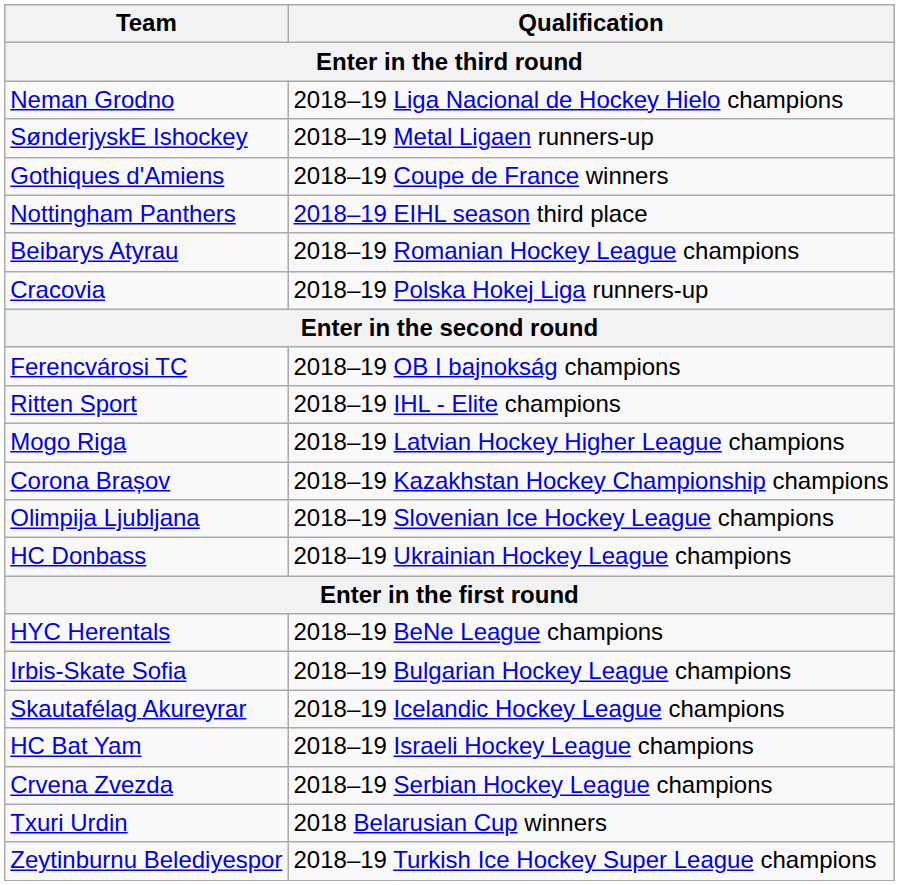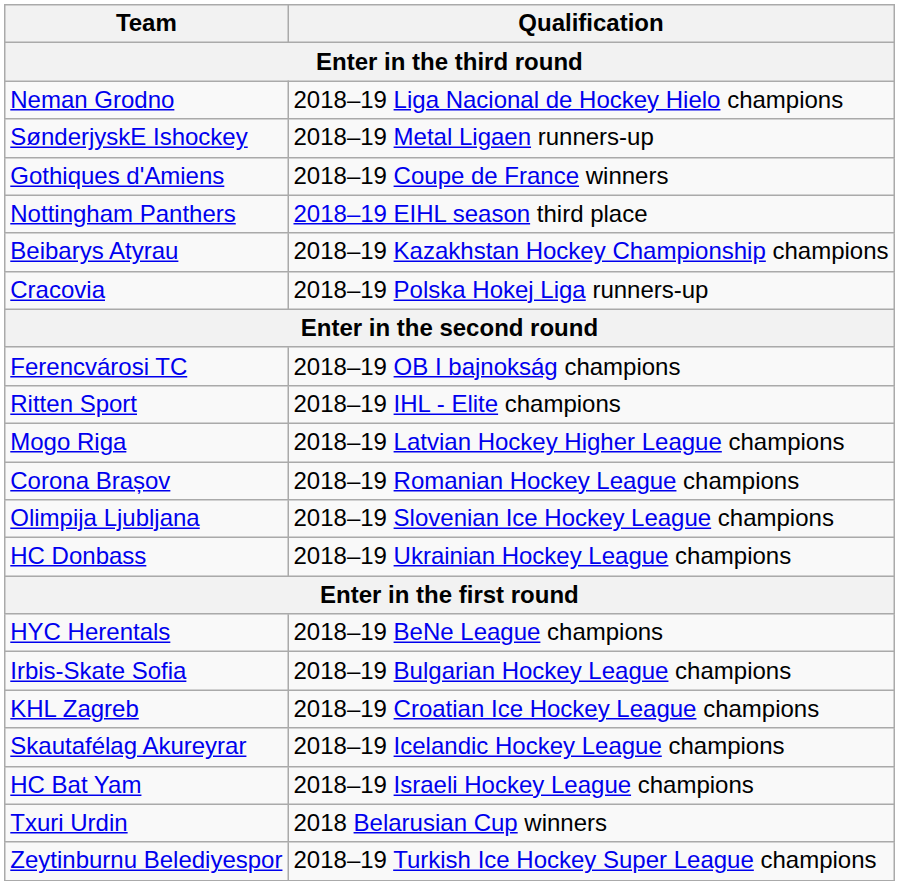(546, 251) 2018–19 Romanian Hockey League champions -> (591, 251) 2018–19 Kazakhstan Hockey Championship champions
(591, 480) 2018–19 Kazakhstan Hockey Championship champions -> (546, 480) 2018–19 Romanian Hockey League champions
+ row: (75, 708)
- row: (92, 784)
